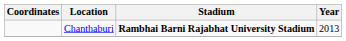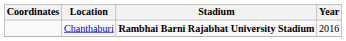(329, 28) 2013 -> (329, 28) 2016
